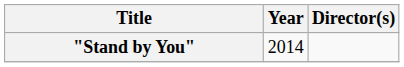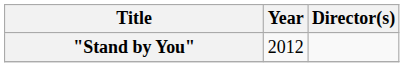(286, 47) 2014 -> (286, 47) 2012
